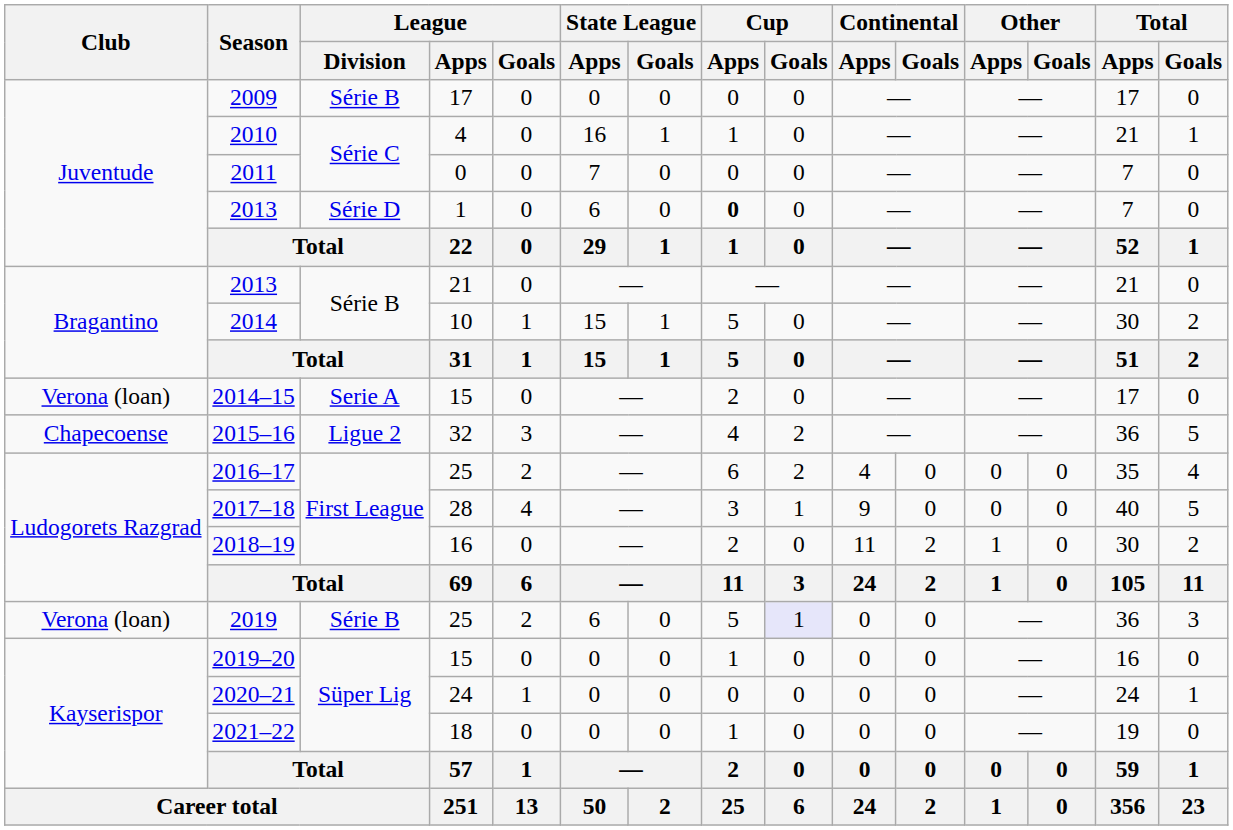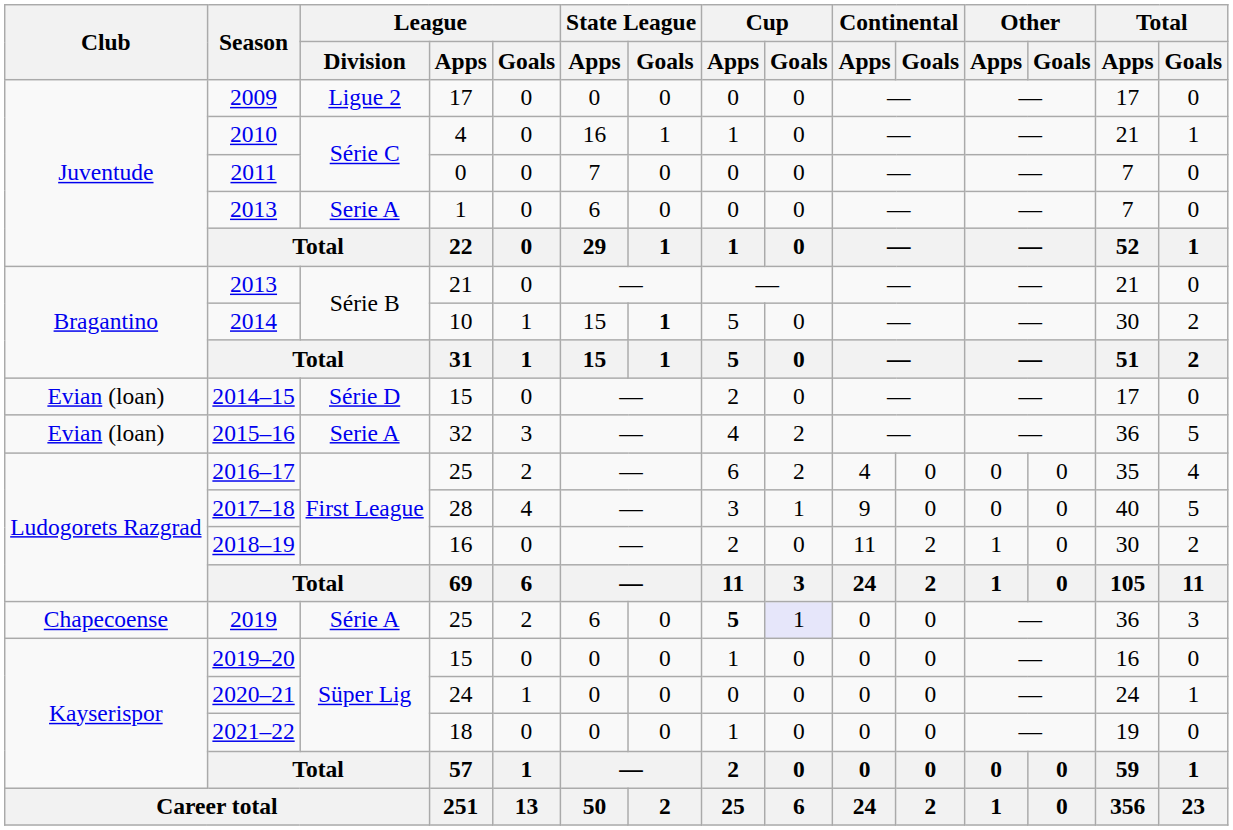(365, 97) Série B -> (365, 97) Ligue 2
(365, 209) Série D -> (365, 209) Serie A
(733, 209) bold -> (733, 209) normal
(665, 321) normal -> (665, 321) bold
(106, 396) Verona (loan) -> (106, 396) Evian (loan)
(365, 396) Serie A -> (365, 396) Série D
(106, 433) Chapecoense -> (106, 433) Evian (loan)
(365, 433) Ligue 2 -> (365, 433) Serie A
(106, 619) Verona (loan) -> (106, 619) Chapecoense
(365, 619) Série B -> (365, 619) Série A
(733, 619) normal -> (733, 619) bold
